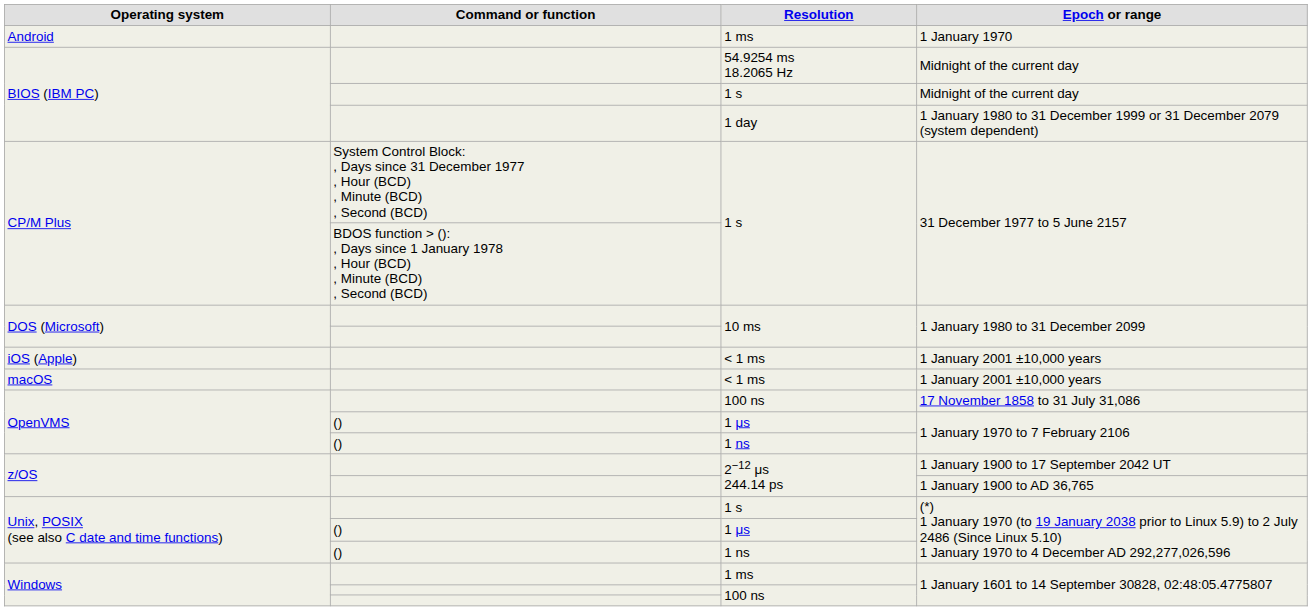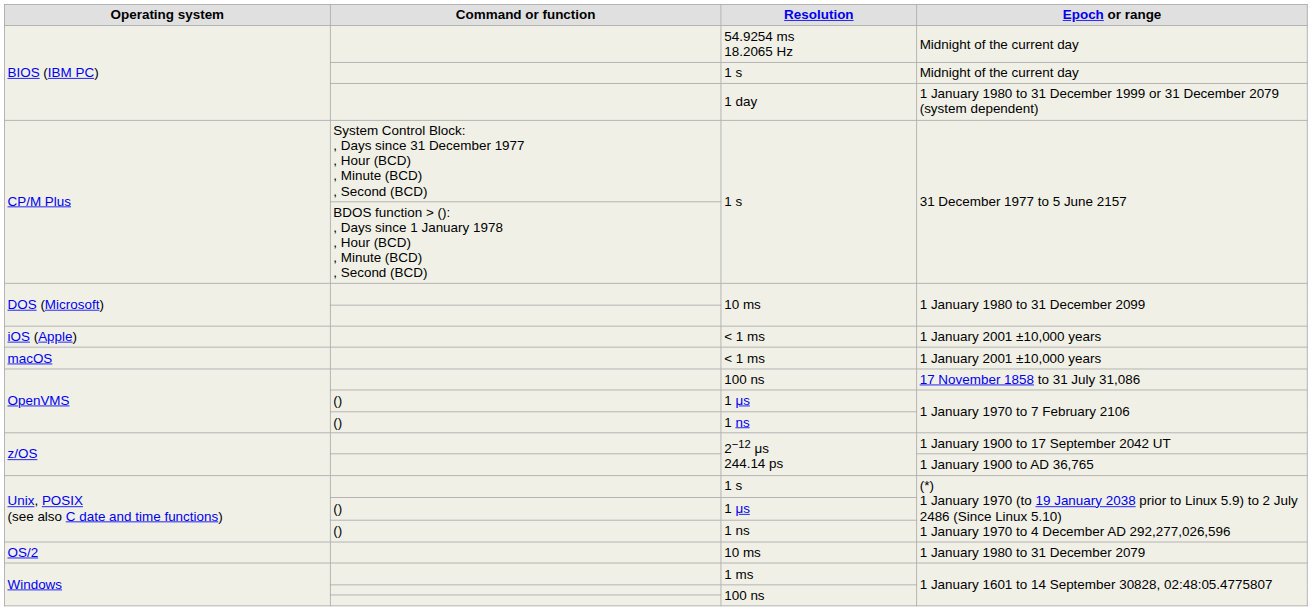- row: (739, 36)
+ row: (743, 552)
